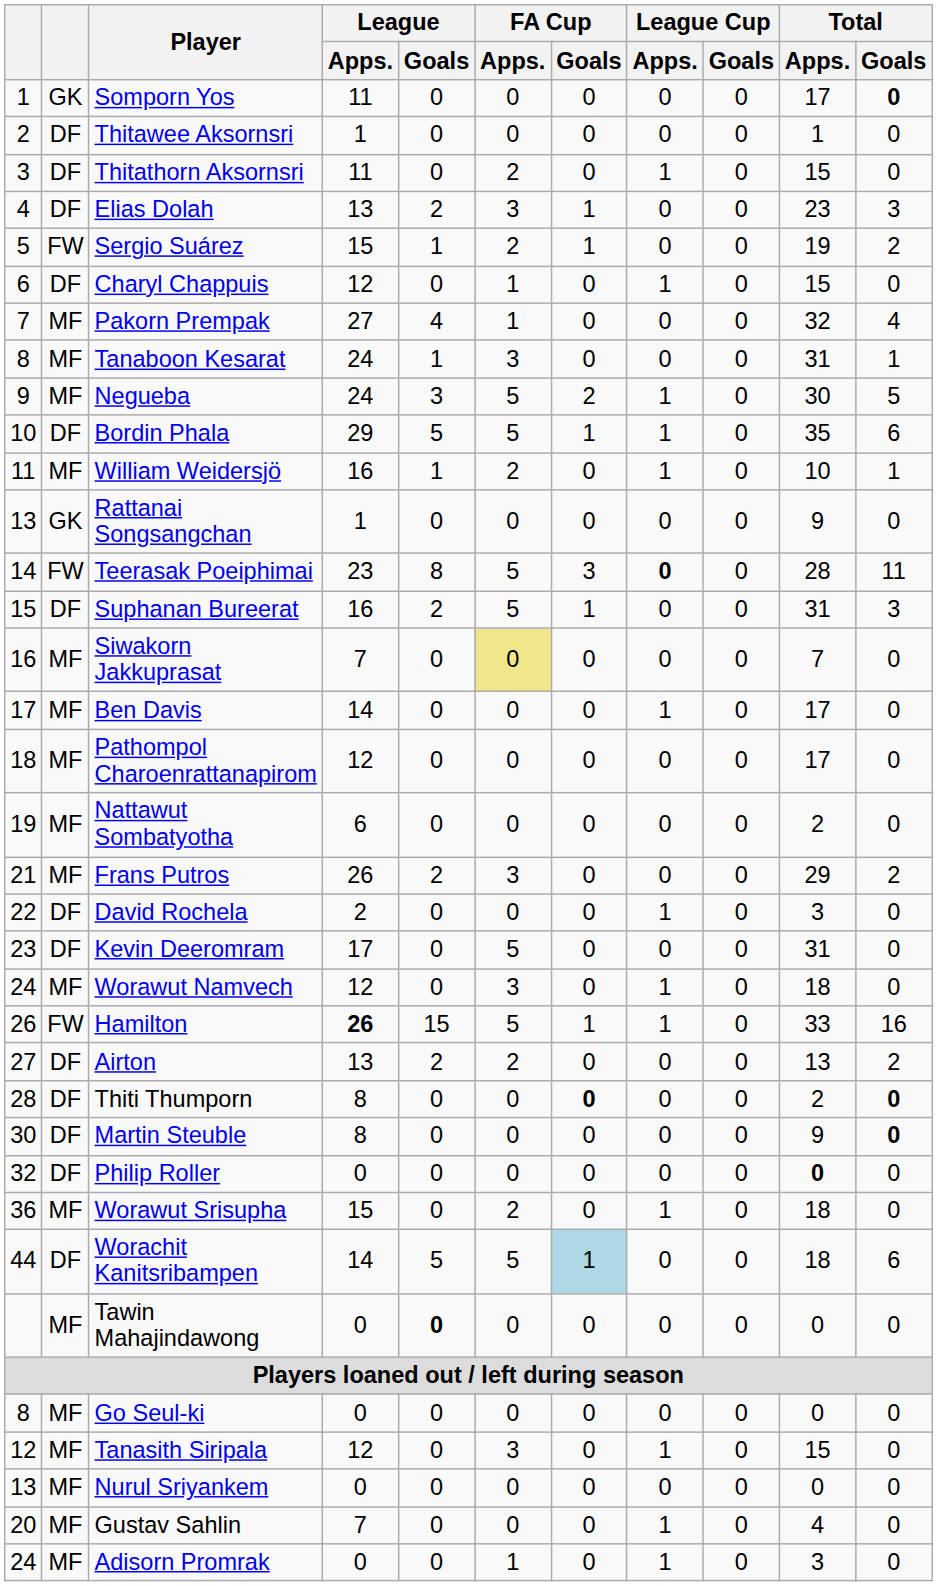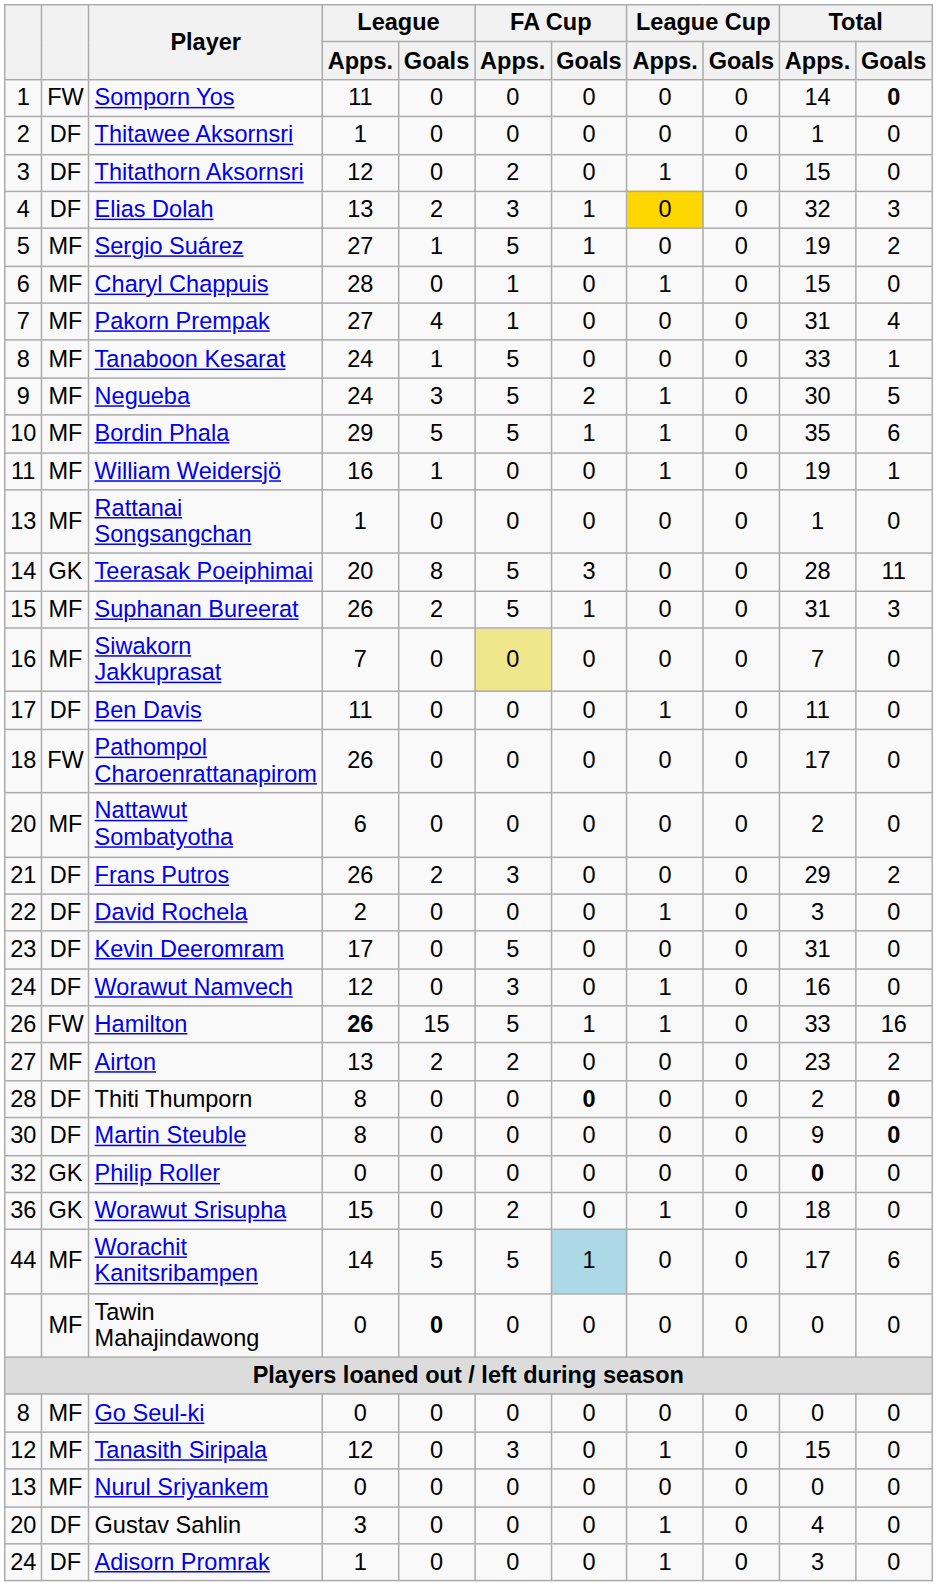(65, 97) GK -> (65, 97) FW
(818, 97) 17 -> (818, 97) 14
(360, 172) 11 -> (360, 172) 12
(665, 209) no background -> (665, 209) gold background
(818, 209) 23 -> (818, 209) 32
(65, 246) FW -> (65, 246) MF
(360, 246) 15 -> (360, 246) 27
(513, 246) 2 -> (513, 246) 5
(65, 284) DF -> (65, 284) MF
(360, 284) 12 -> (360, 284) 28
(818, 321) 32 -> (818, 321) 31
(513, 358) 3 -> (513, 358) 5
(818, 358) 31 -> (818, 358) 33
(65, 433) DF -> (65, 433) MF
(513, 470) 2 -> (513, 470) 0
(818, 470) 10 -> (818, 470) 19
(65, 521) GK -> (65, 521) MF
(818, 521) 9 -> (818, 521) 1
(65, 571) FW -> (65, 571) GK
(360, 571) 23 -> (360, 571) 20
(665, 571) bold -> (665, 571) normal
(65, 609) DF -> (65, 609) MF
(360, 609) 16 -> (360, 609) 26
(65, 710) MF -> (65, 710) DF
(360, 710) 14 -> (360, 710) 11
(818, 710) 17 -> (818, 710) 11
(65, 760) MF -> (65, 760) FW
(360, 760) 12 -> (360, 760) 26
(23, 824) 19 -> (23, 824) 20
(65, 875) MF -> (65, 875) DF
(65, 986) MF -> (65, 986) DF
(818, 986) 18 -> (818, 986) 16
(65, 1061) DF -> (65, 1061) MF
(818, 1061) 13 -> (818, 1061) 23
(65, 1173) DF -> (65, 1173) GK
(65, 1210) MF -> (65, 1210) GK
(65, 1261) DF -> (65, 1261) MF
(818, 1261) 18 -> (818, 1261) 17
(65, 1524) MF -> (65, 1524) DF
(360, 1524) 7 -> (360, 1524) 3
(65, 1562) MF -> (65, 1562) DF
(360, 1562) 0 -> (360, 1562) 1
(513, 1562) 1 -> (513, 1562) 0
